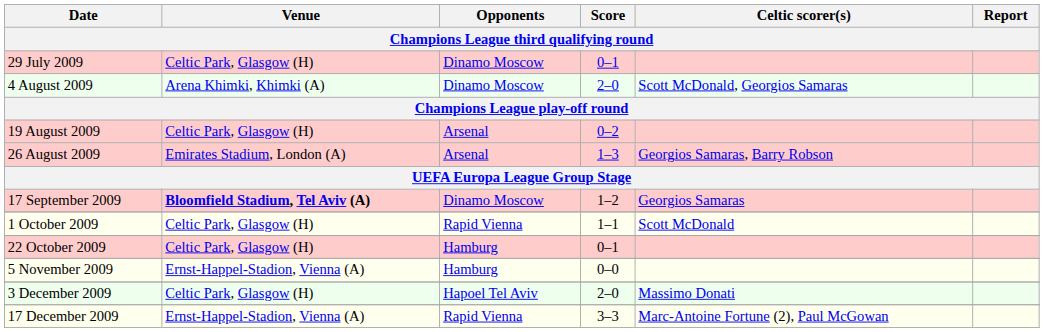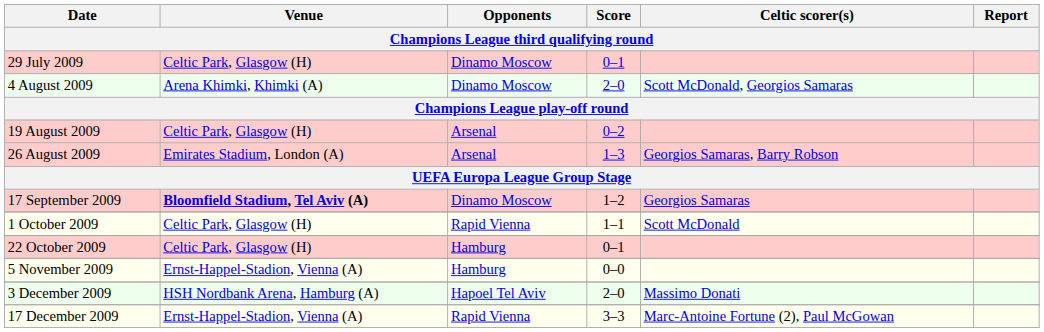(239, 293) Celtic Park, Glasgow (H) -> (271, 293) HSH Nordbank Arena, Hamburg (A)
